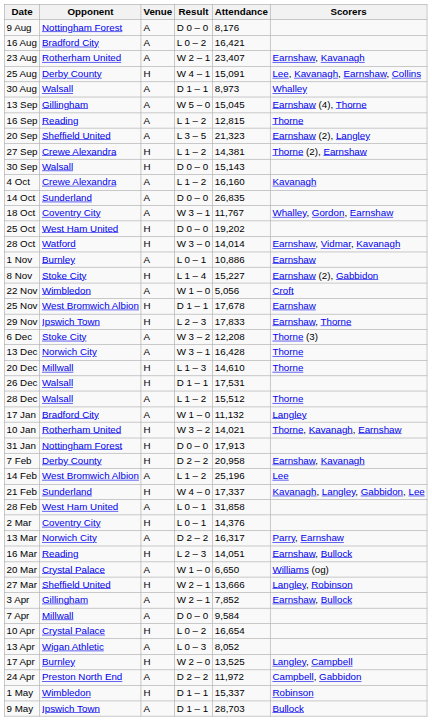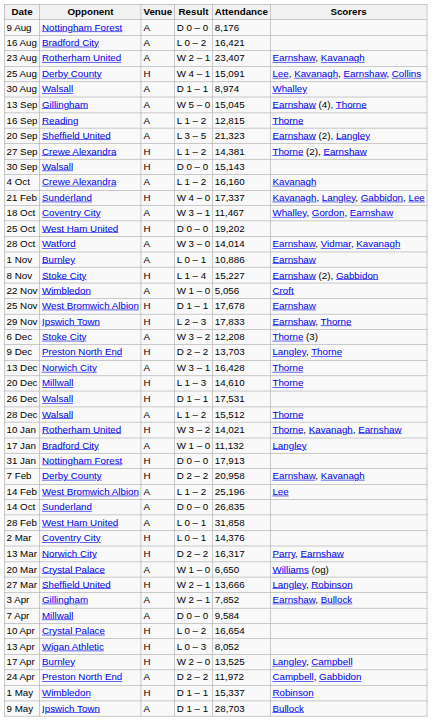(227, 89) 8,973 -> (227, 89) 8,974
rows swapped: (21, 197) <-> (22, 492)
(229, 213) 11,767 -> (229, 213) 11,467
(147, 244) H -> (147, 244) A
+ row: (19, 352)
rows swapped: (21, 430) <-> (21, 414)
(147, 538) A -> (147, 553) H
- row: (22, 553)
(147, 646) A -> (147, 646) H
